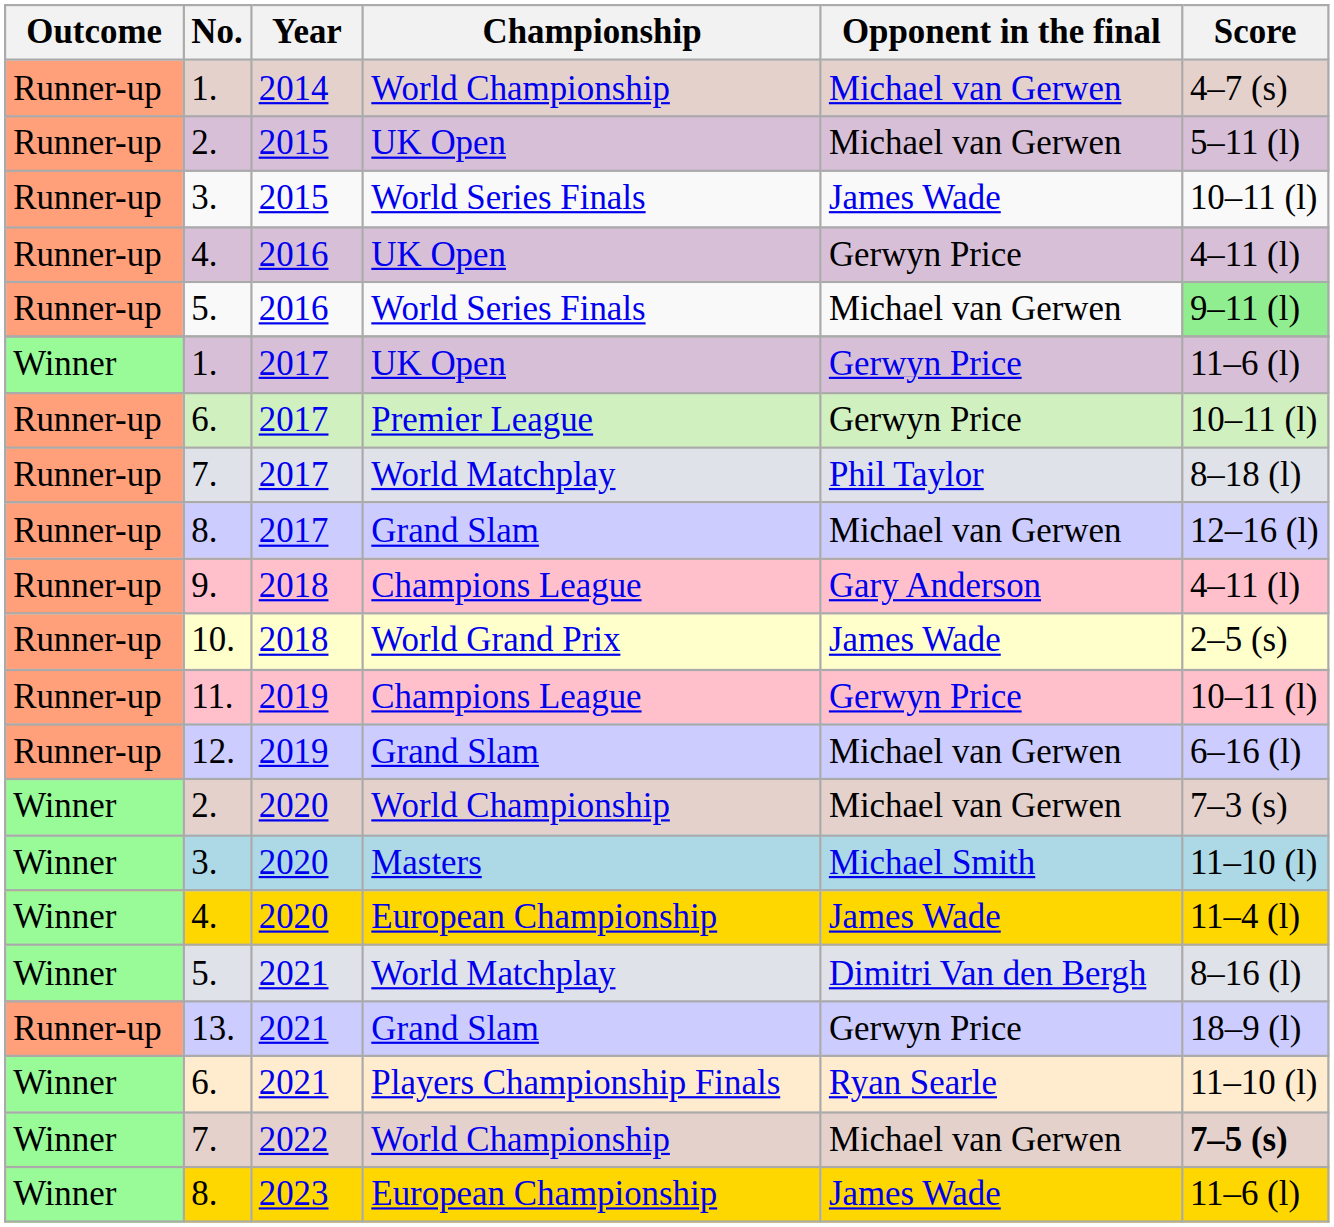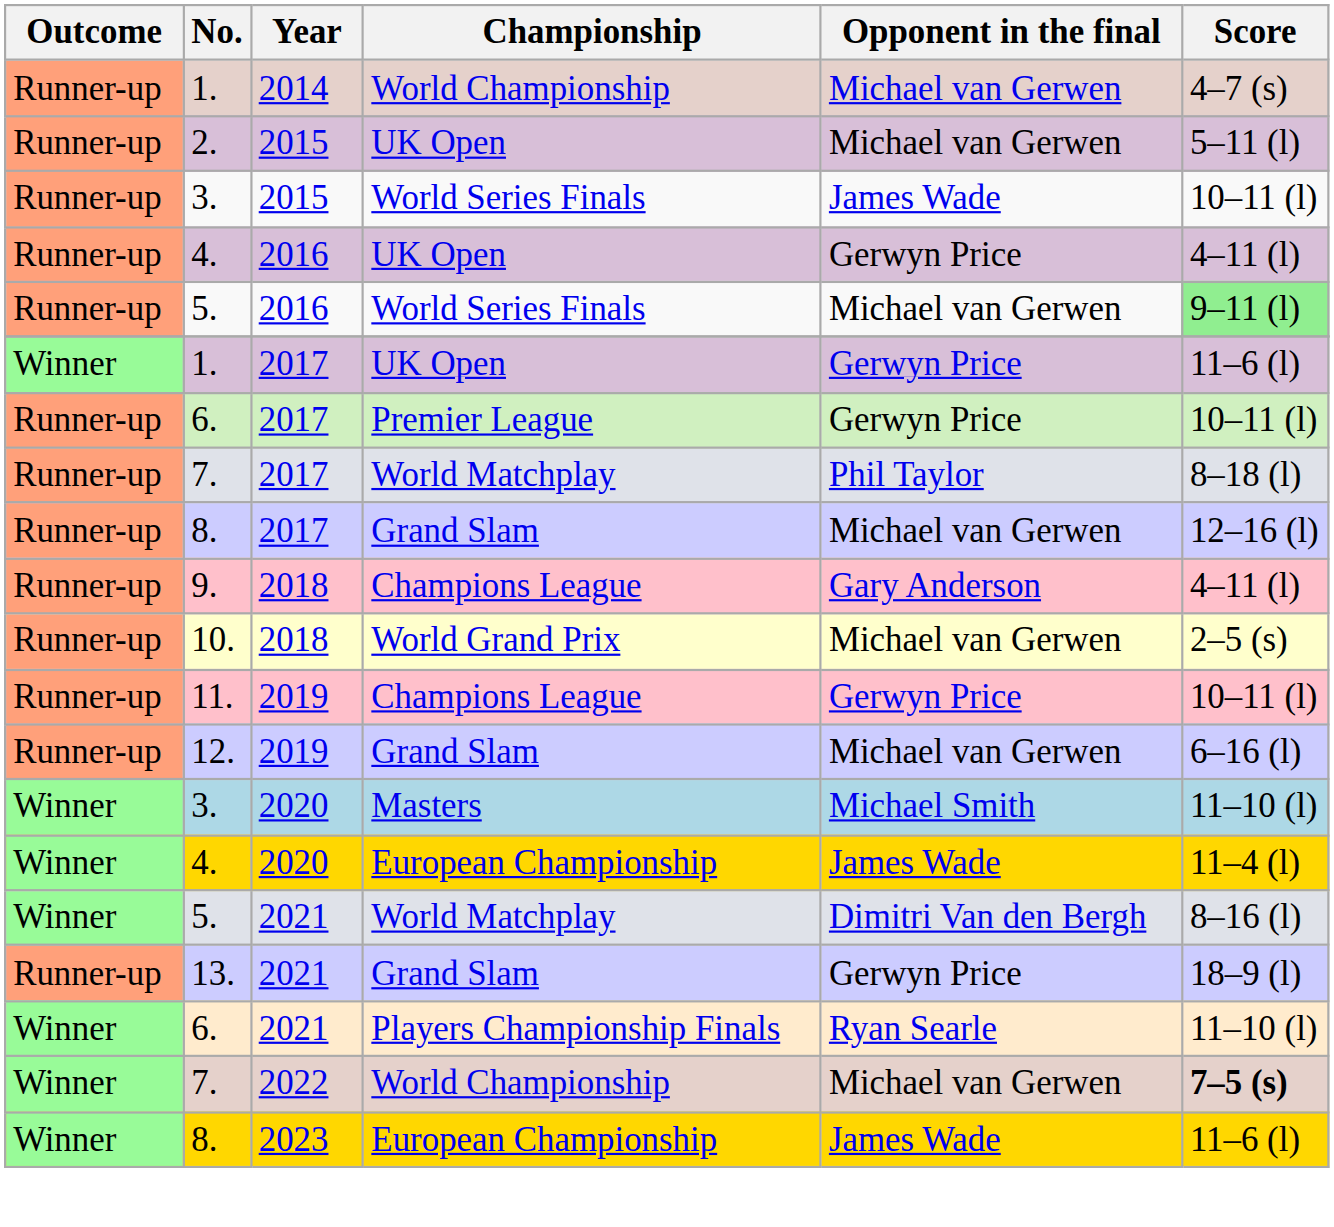(915, 640) James Wade -> (975, 640) Michael van Gerwen
- row: (204, 806)
